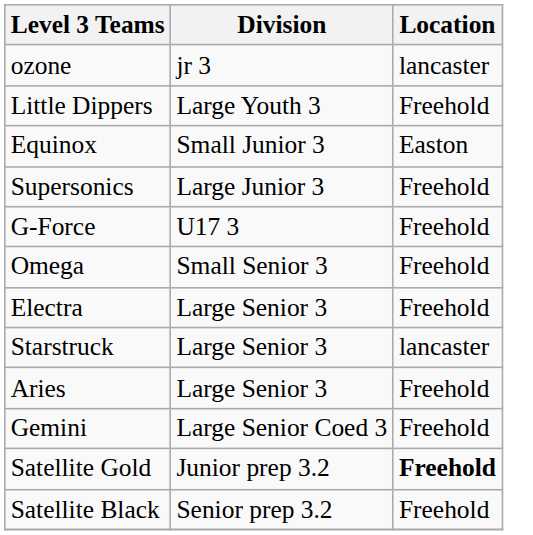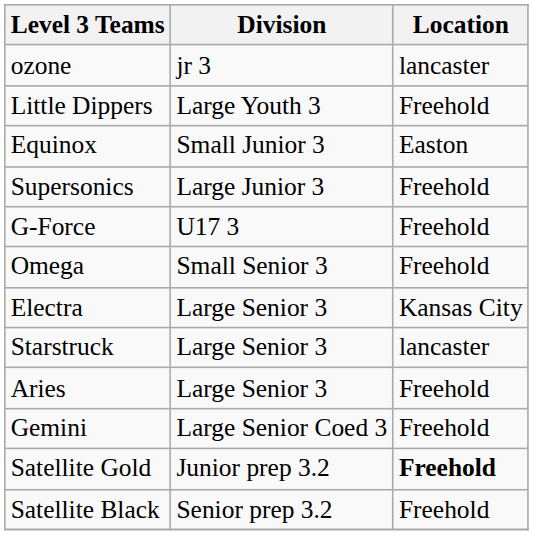(444, 307) Freehold -> (461, 307) Kansas City
